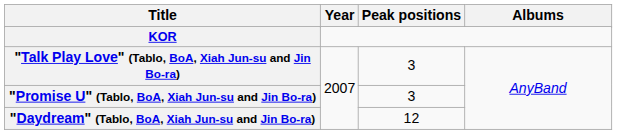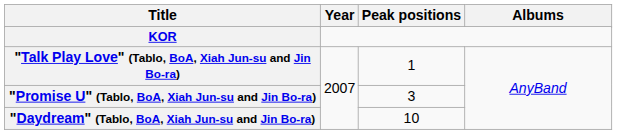(411, 65) 3 -> (411, 65) 1
(411, 118) 12 -> (411, 118) 10
